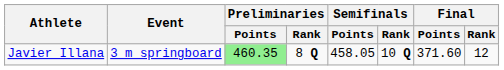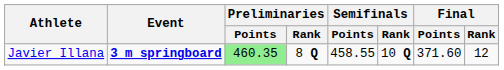(166, 54) normal -> (166, 54) bold
(353, 54) 458.05 -> (353, 54) 458.55
